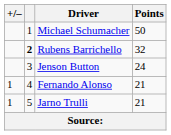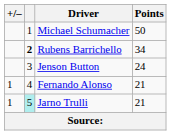(140, 48) 32 -> (140, 48) 34
(30, 102) no background -> (30, 102) paleturquoise background
